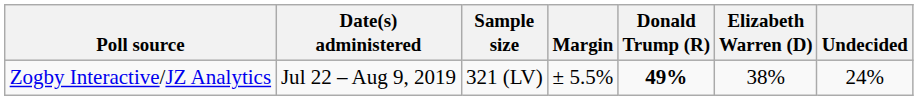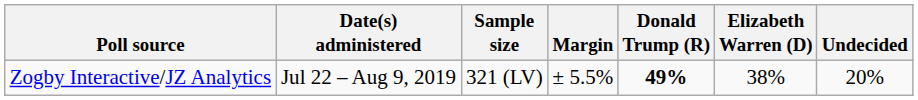(865, 77) 24% -> (865, 77) 20%
